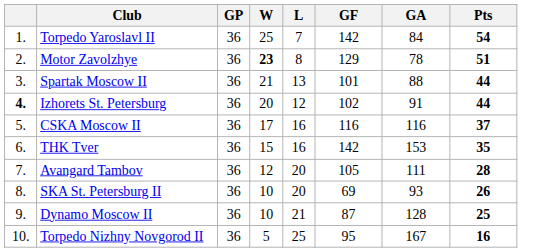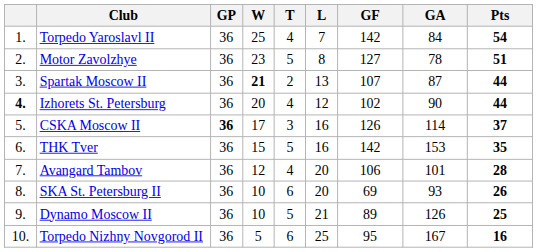+ column: (290, 15)
(266, 59) bold -> (258, 59) normal
(349, 59) 129 -> (370, 59) 127
(266, 81) normal -> (258, 81) bold
(349, 81) 101 -> (370, 81) 107
(416, 81) 88 -> (435, 81) 87
(416, 103) 91 -> (435, 103) 90
(234, 125) normal -> (226, 125) bold
(349, 125) 116 -> (370, 125) 126
(416, 125) 116 -> (435, 125) 114
(349, 170) 105 -> (370, 170) 106
(416, 170) 111 -> (435, 170) 101
(349, 214) 87 -> (370, 214) 89
(416, 214) 128 -> (435, 214) 126
